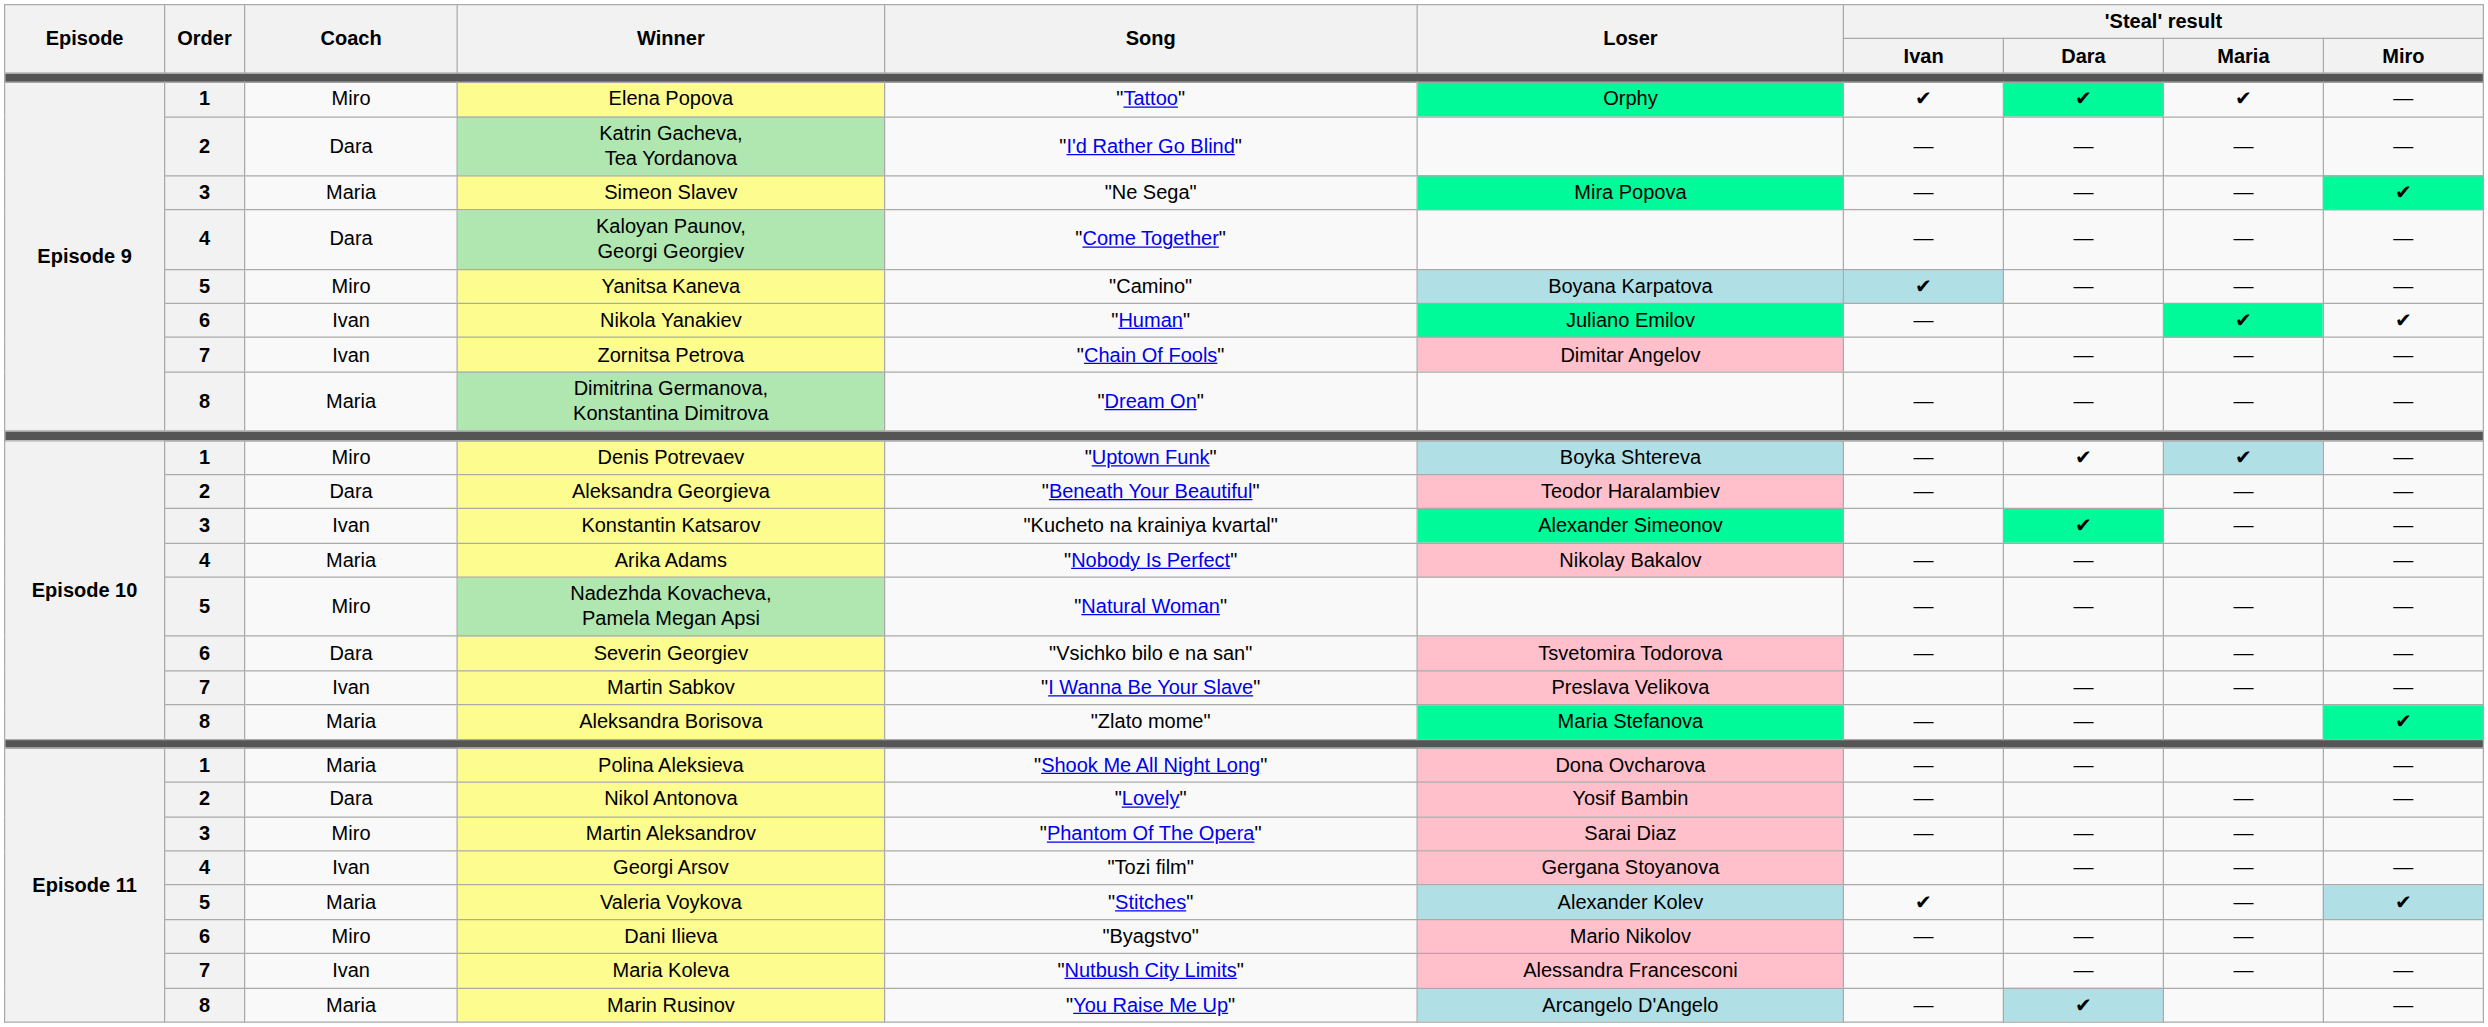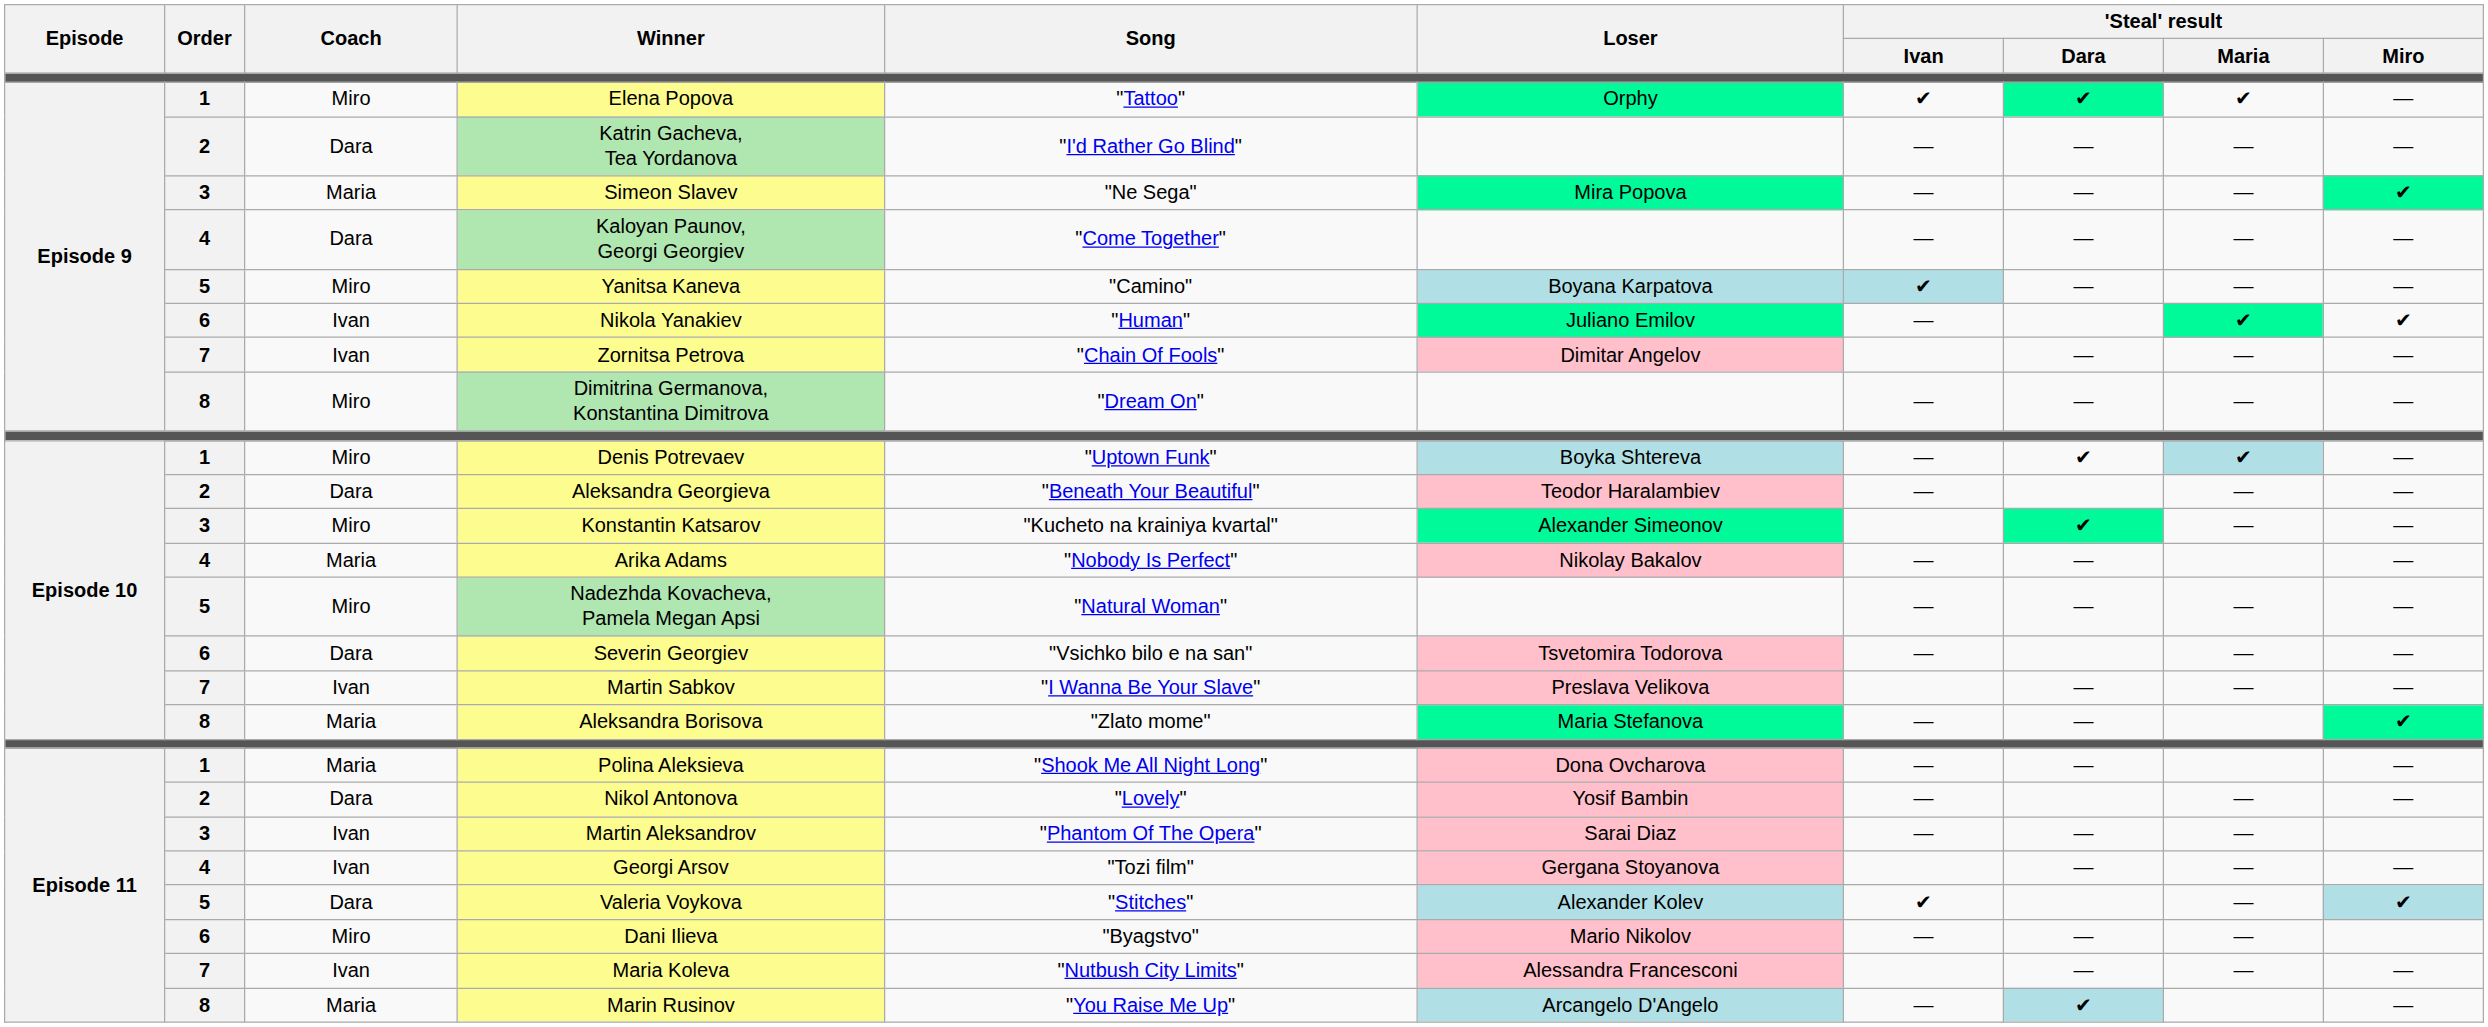(351, 401) Maria -> (351, 401) Miro
(351, 525) Ivan -> (351, 525) Miro
(351, 833) Miro -> (351, 833) Ivan
(351, 902) Maria -> (351, 902) Dara
